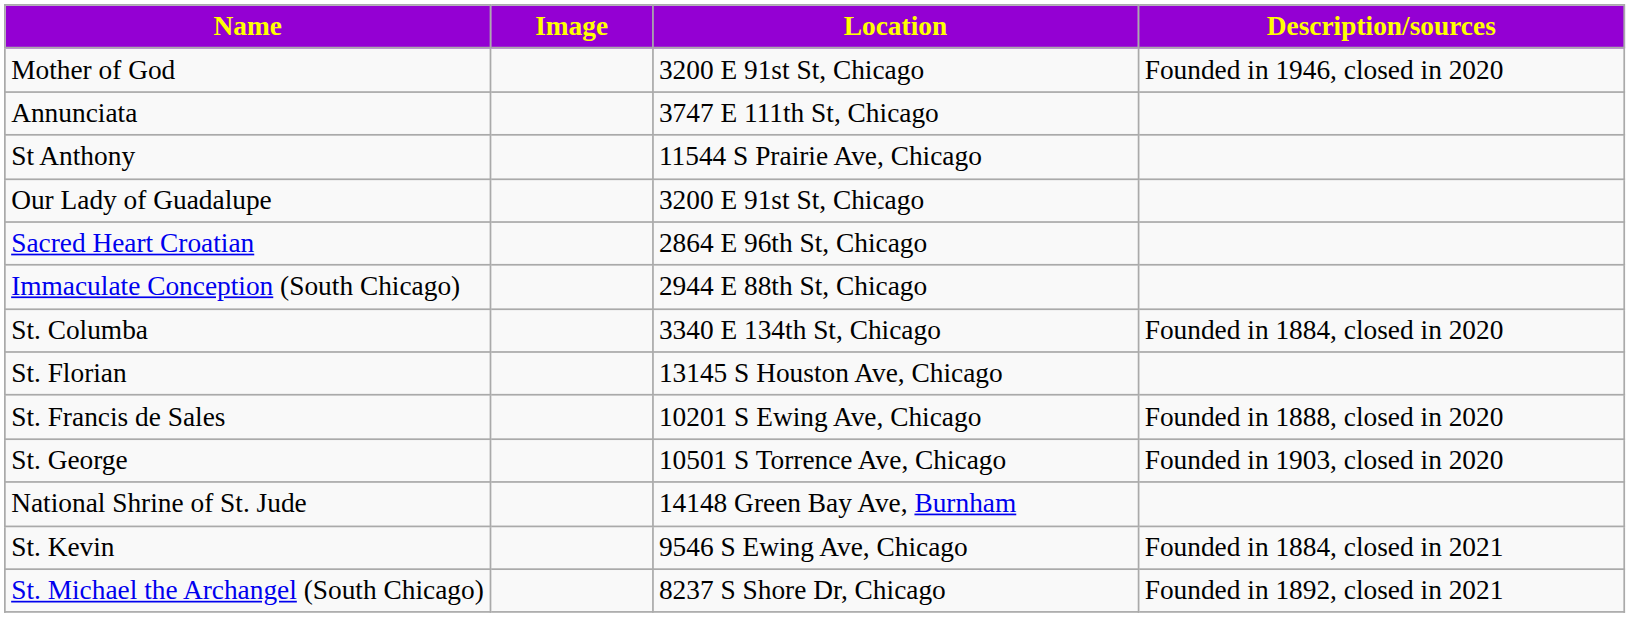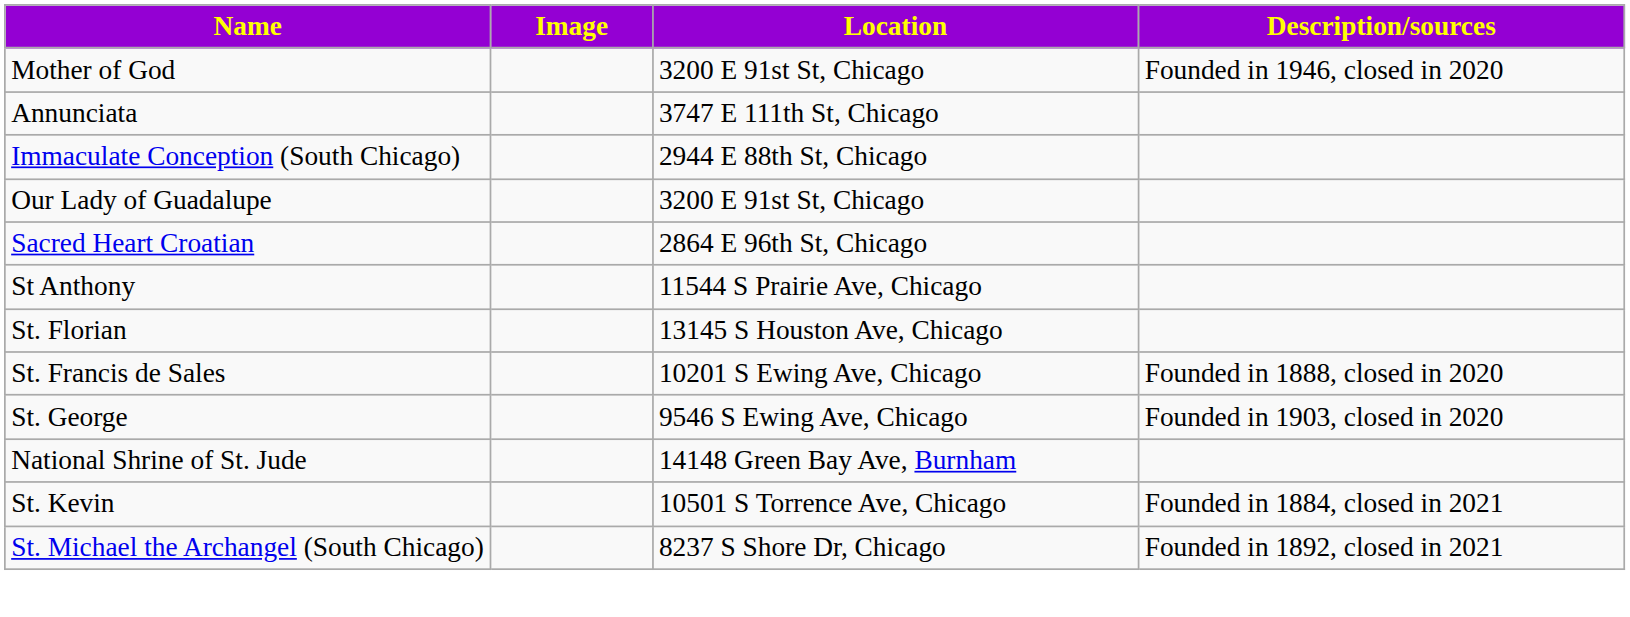rows swapped: (236, 286) <-> (73, 156)
- row: (80, 329)
(833, 460) 10501 S Torrence Ave, Chicago -> (813, 416) 9546 S Ewing Ave, Chicago
(813, 546) 9546 S Ewing Ave, Chicago -> (833, 503) 10501 S Torrence Ave, Chicago
